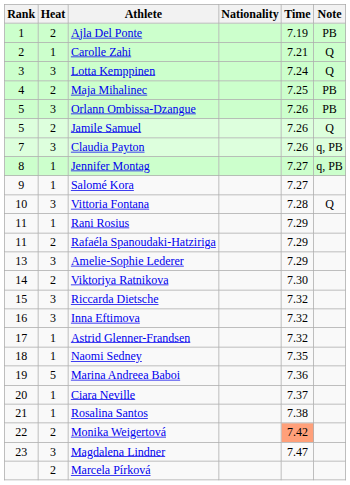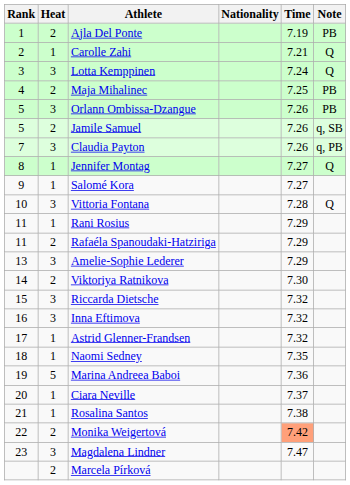(330, 128) Q -> (330, 128) q, SB
(330, 166) q, PB -> (330, 166) Q
